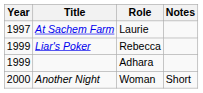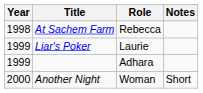(19, 29) 1997 -> (19, 29) 1998
(134, 29) Laurie -> (140, 29) Rebecca
(140, 46) Rebecca -> (134, 46) Laurie
